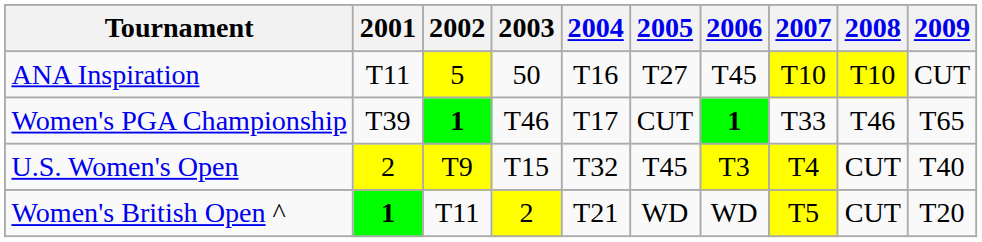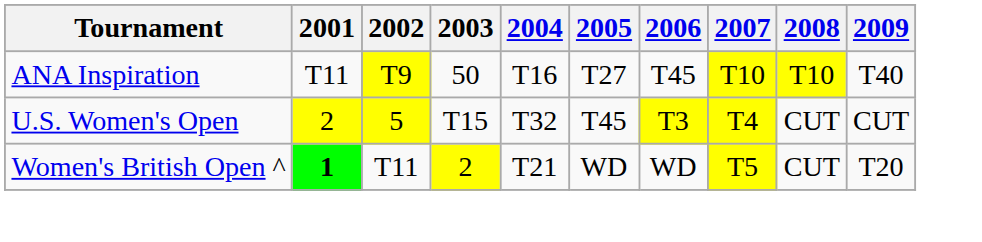(457, 74) 5 -> (396, 74) T9
(942, 74) CUT -> (881, 74) T40
- row: (179, 120)
(457, 166) T9 -> (396, 120) 5
(942, 166) T40 -> (881, 120) CUT
